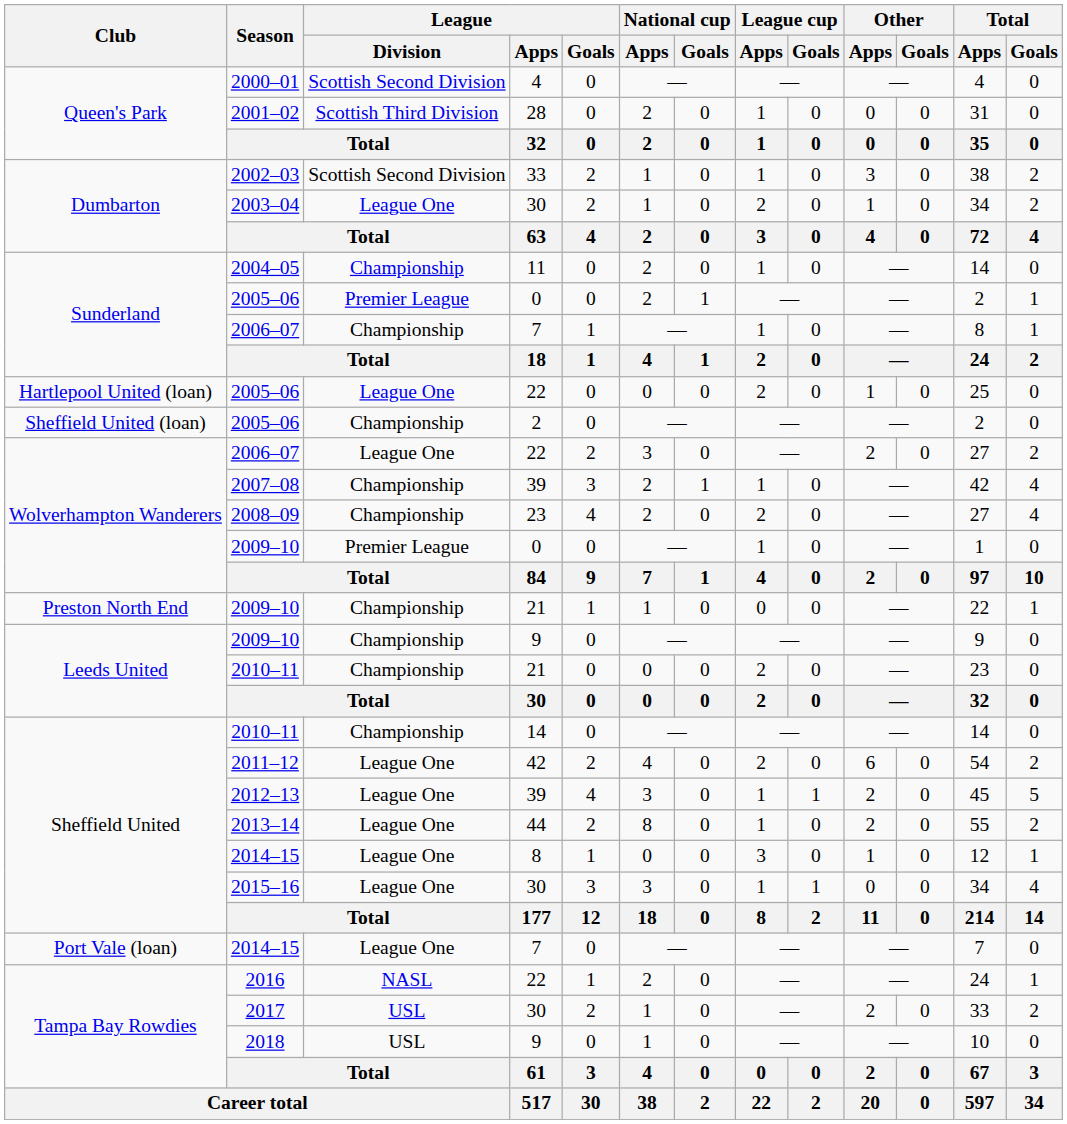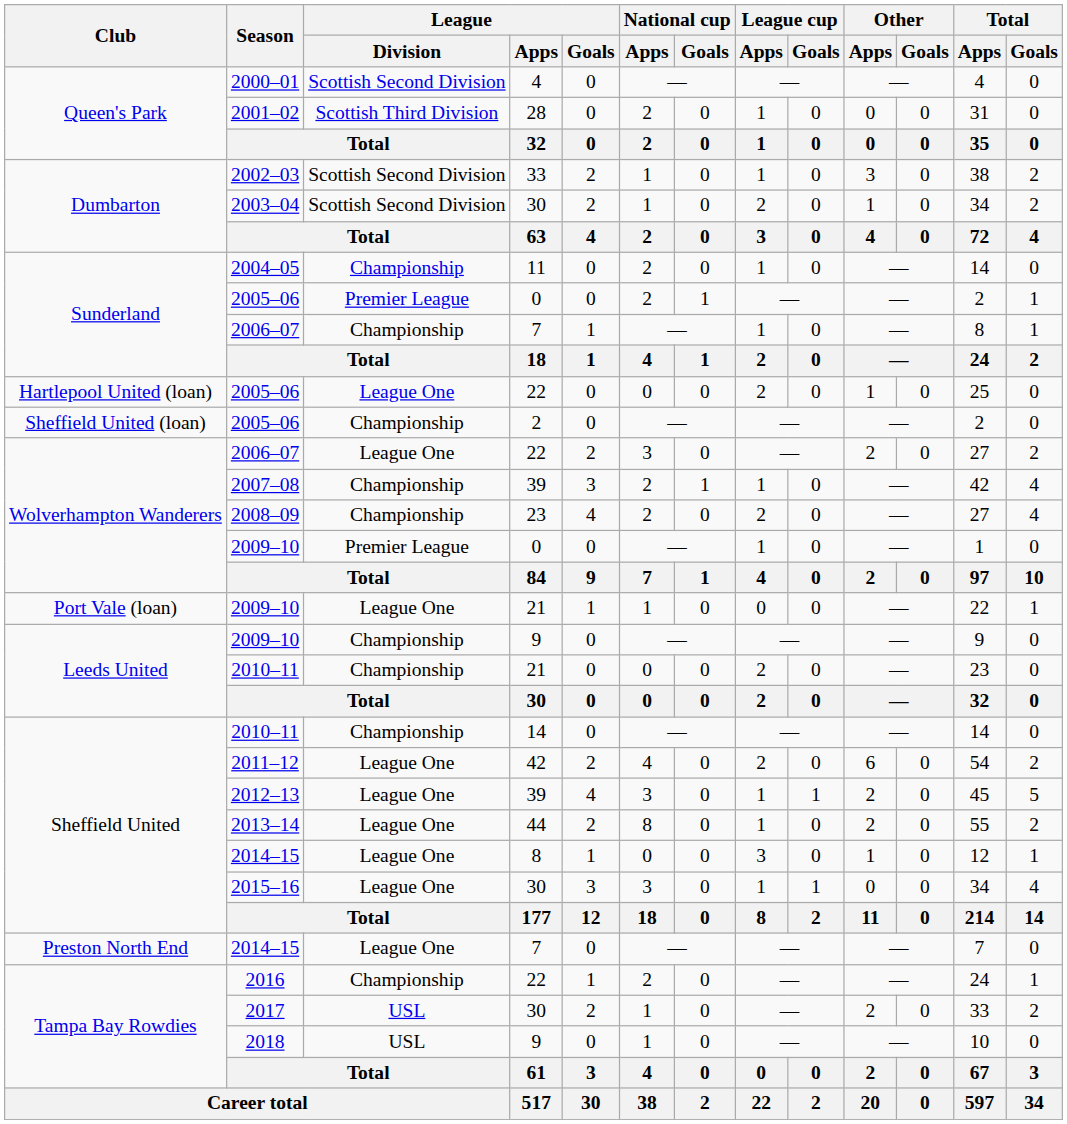(407, 205) League One -> (407, 205) Scottish Second Division
(115, 608) Preston North End -> (115, 608) Port Vale (loan)
(407, 608) Championship -> (407, 608) League One
(115, 948) Port Vale (loan) -> (115, 948) Preston North End
(407, 979) NASL -> (407, 979) Championship
